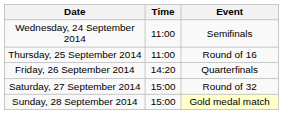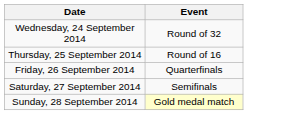- column: (163, 12)
(230, 33) Semifinals -> (194, 33) Round of 32
(230, 86) Round of 32 -> (194, 86) Semifinals
